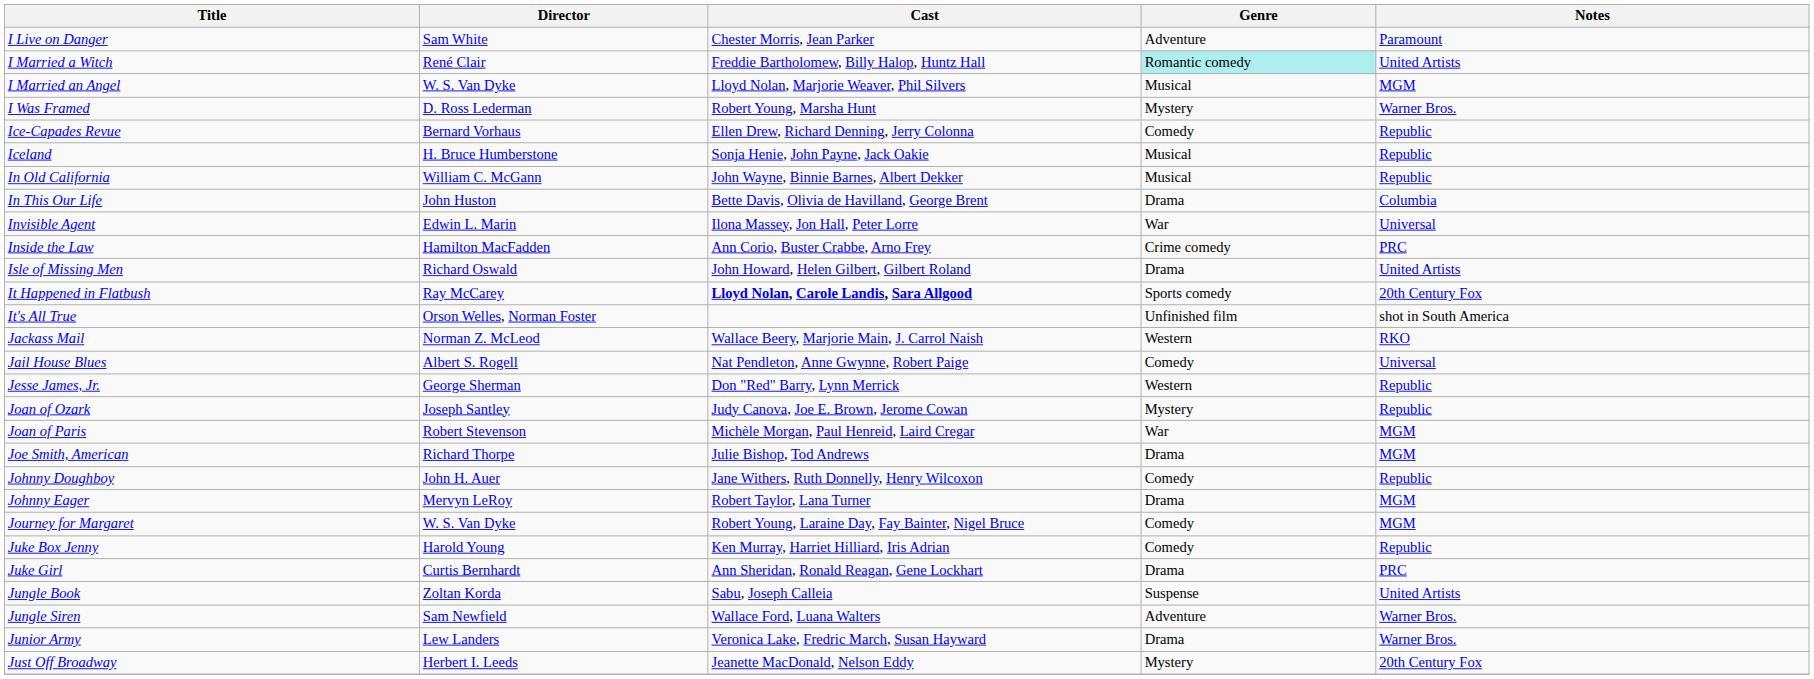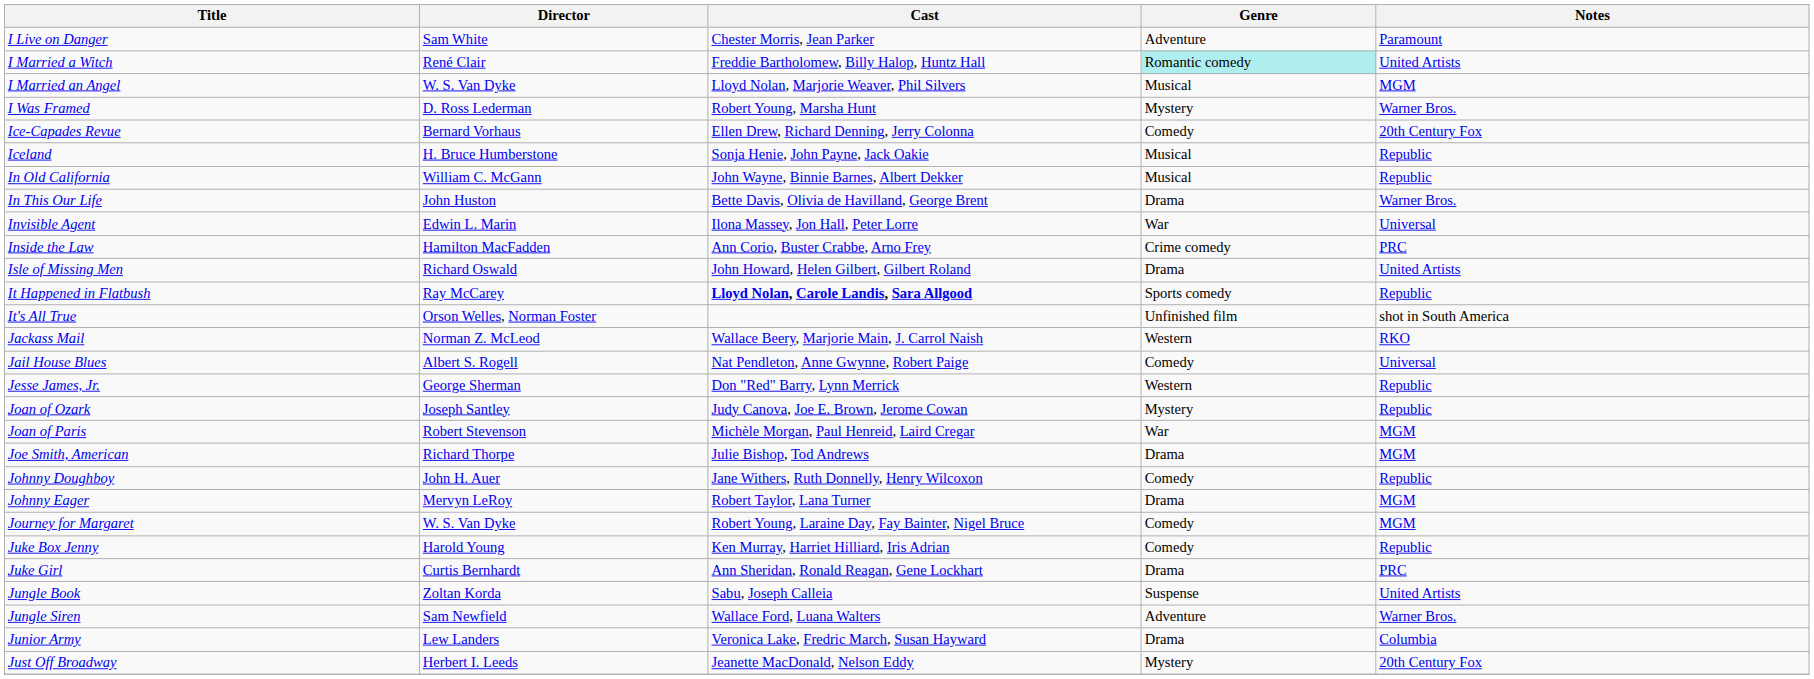(1405, 131) Republic -> (1431, 131) 20th Century Fox
(1408, 200) Columbia -> (1418, 200) Warner Bros.
(1431, 293) 20th Century Fox -> (1405, 293) Republic
(1418, 639) Warner Bros. -> (1408, 639) Columbia
